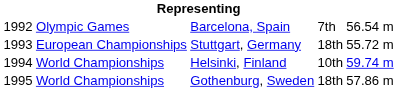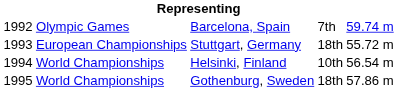(370, 26) 56.54 m -> (370, 26) 59.74 m
(370, 63) 59.74 m -> (370, 63) 56.54 m
